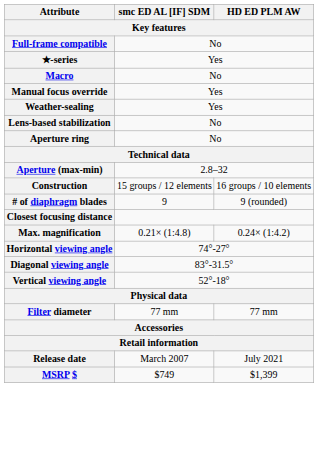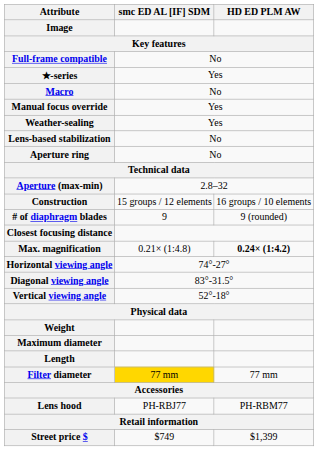+ row: (59, 28)
(264, 233) normal -> (264, 248) bold
+ row: (59, 327)
+ row: (59, 343)
+ row: (59, 359)
(164, 311) no background -> (164, 374) gold background
+ row: (59, 406)
- row: (59, 359)
- row: (59, 374)
+ row: (59, 437)
